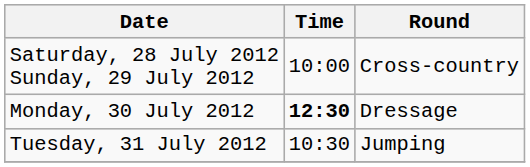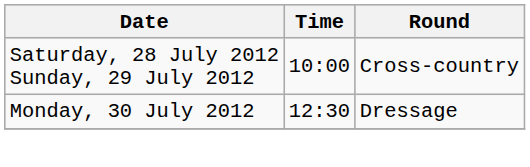(319, 111) bold -> (319, 111) normal
- row: (138, 145)
